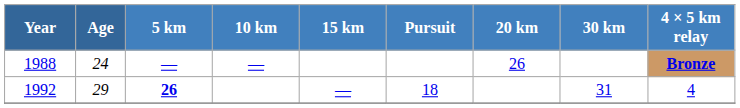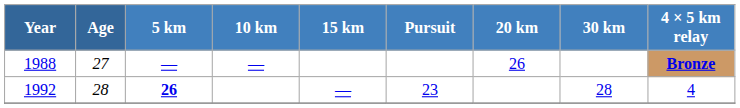(101, 63) 24 -> (101, 63) 27
(101, 90) 29 -> (101, 90) 28
(430, 90) 18 -> (430, 90) 23
(604, 90) 31 -> (604, 90) 28
